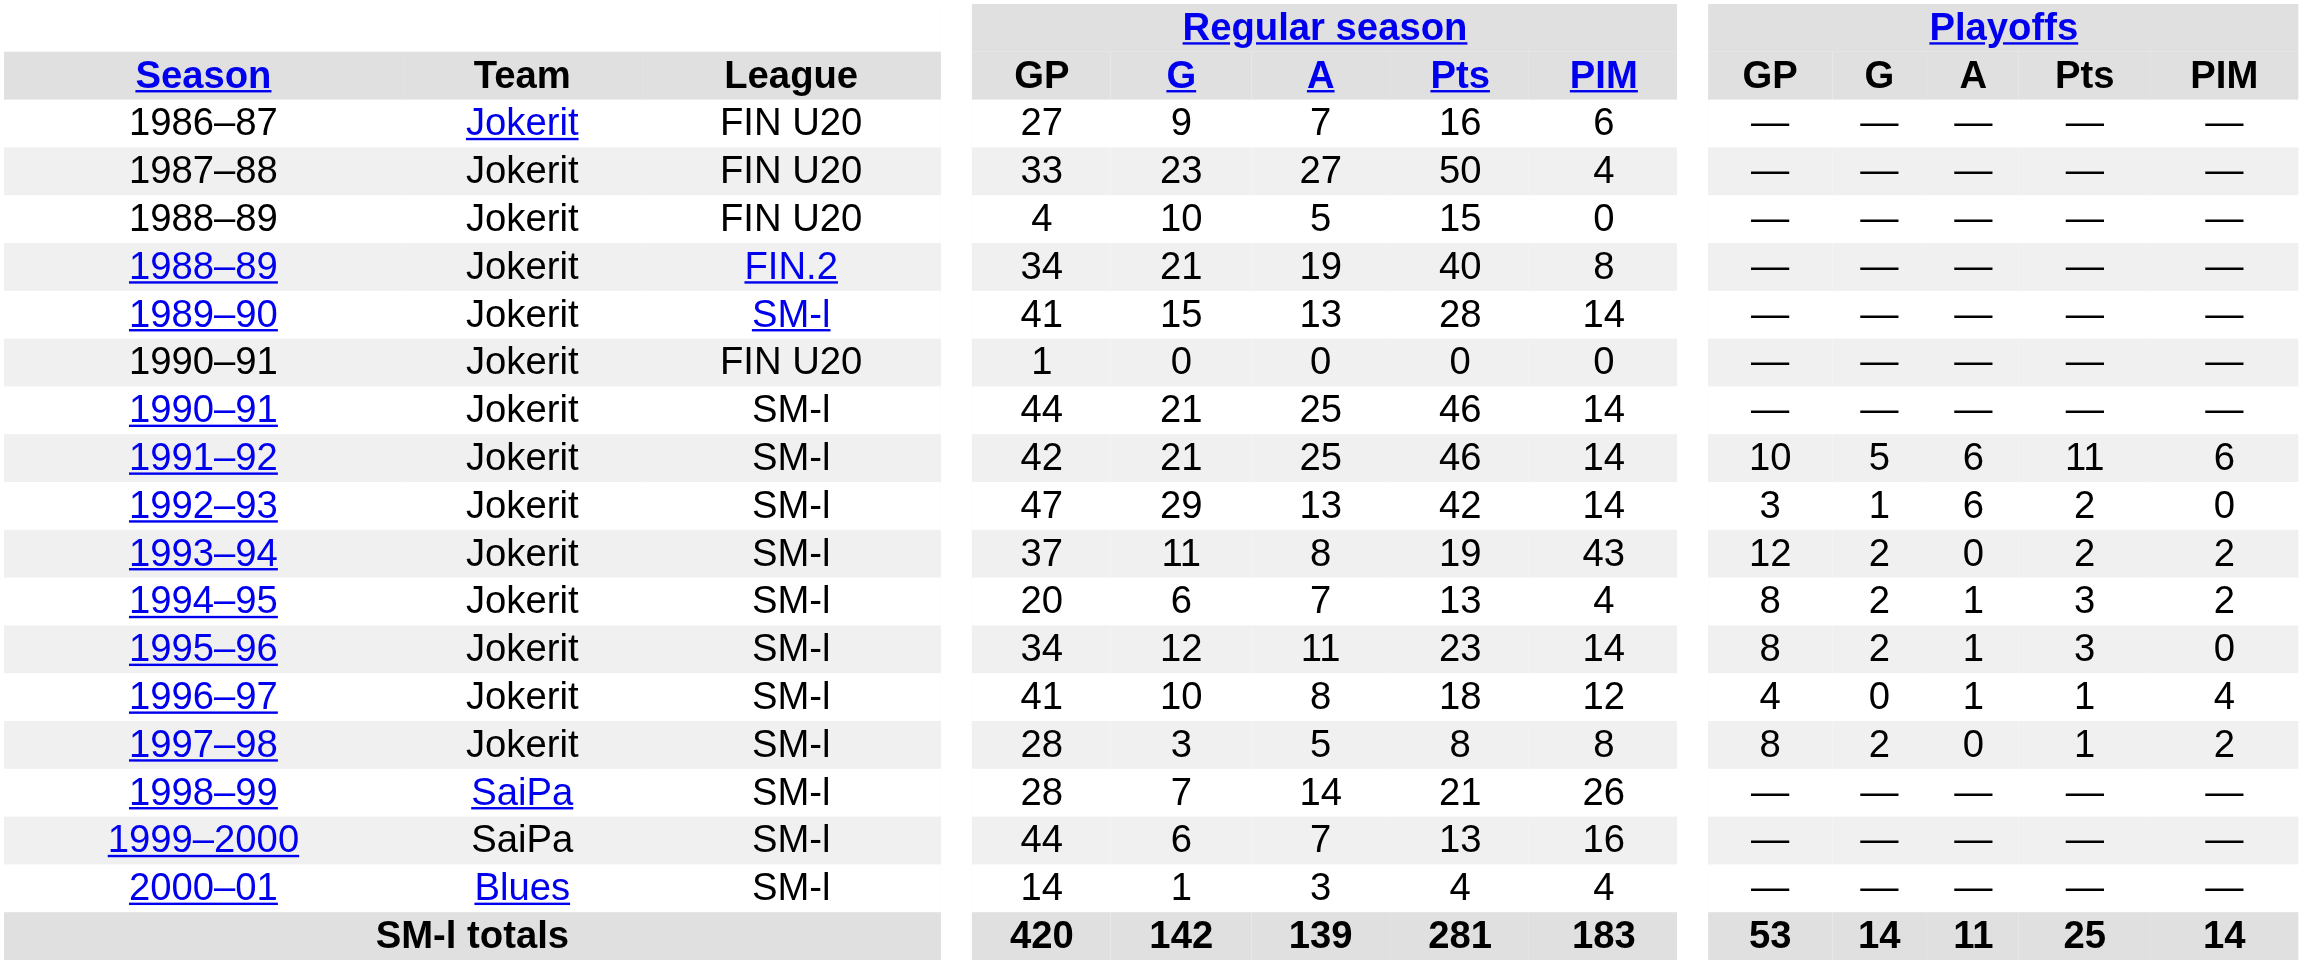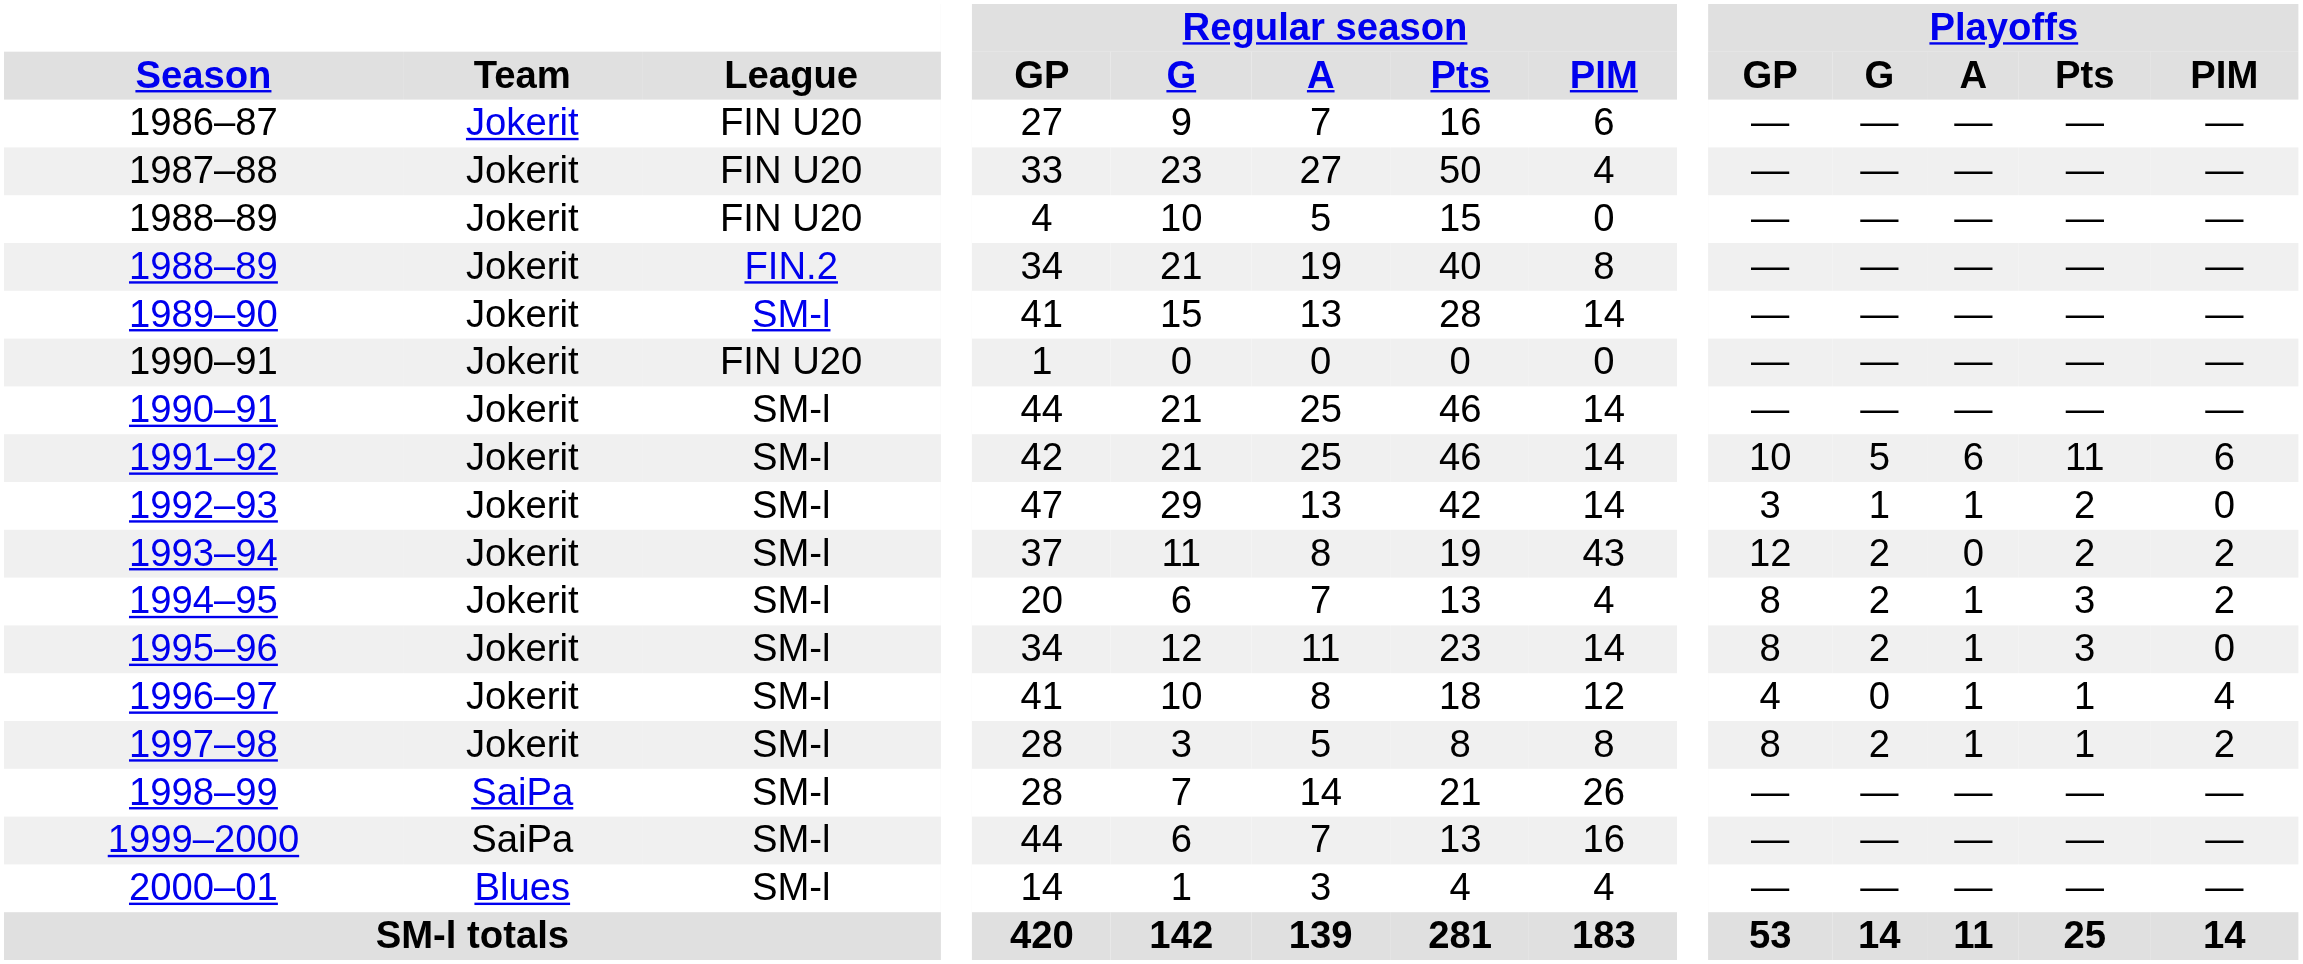(1973, 505) 6 -> (1973, 505) 1
(1973, 744) 0 -> (1973, 744) 1
